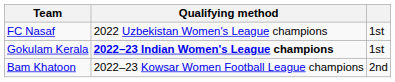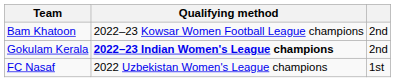rows swapped: (31, 31) <-> (41, 67)
(377, 49) 1st -> (378, 49) 2nd
